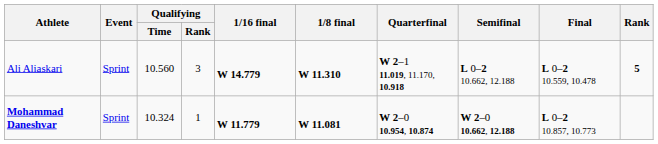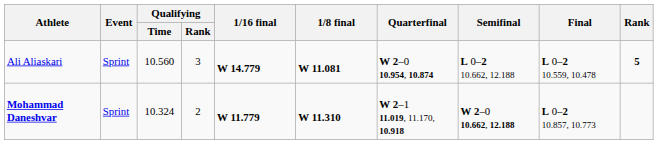(319, 74) W 11.310 -> (319, 68) W 11.081
(407, 74) W 2–1 11.019, 11.170, 10.918 -> (406, 68) W 2–0 10.954, 10.874
(198, 118) 1 -> (198, 111) 2
(319, 124) W 11.081 -> (319, 118) W 11.310
(406, 124) W 2–0 10.954, 10.874 -> (407, 118) W 2–1 11.019, 11.170, 10.918
